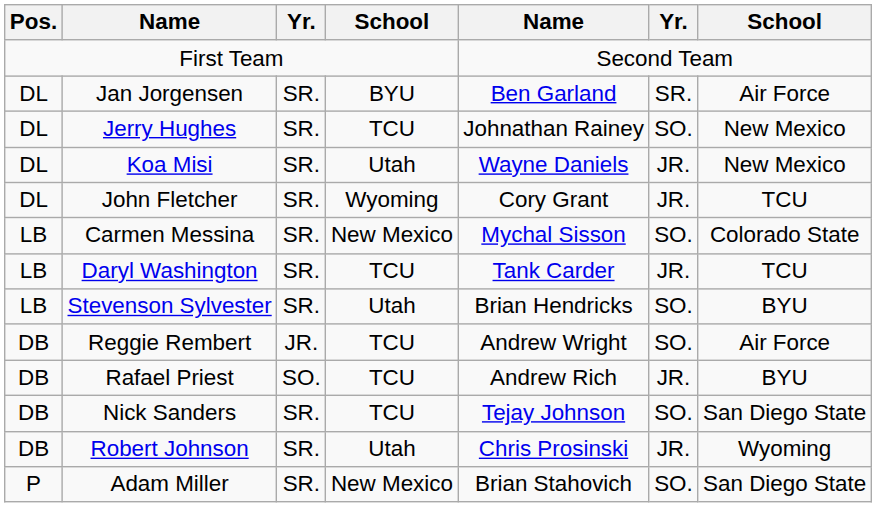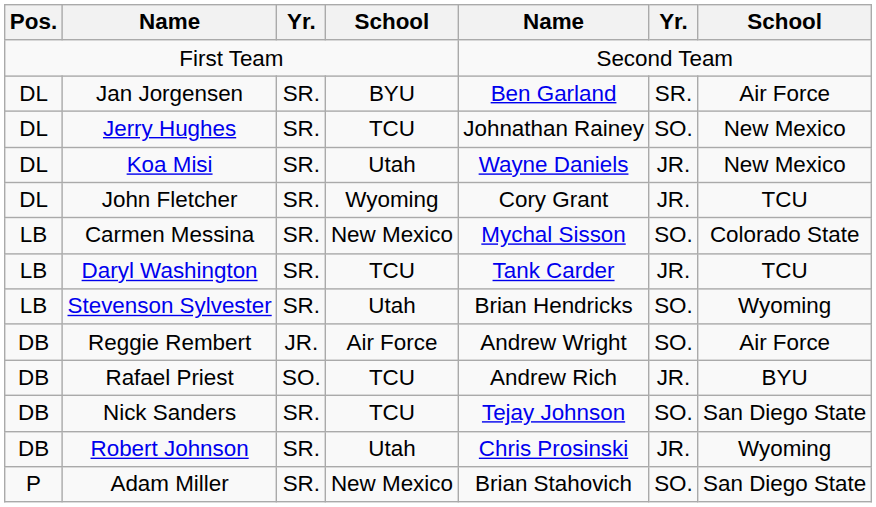(785, 306) BYU -> (785, 306) Wyoming
(392, 341) TCU -> (392, 341) Air Force
